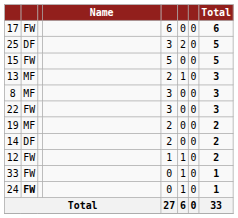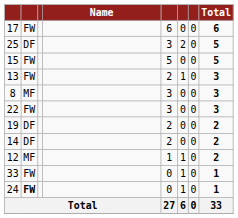(29, 77) MF -> (29, 77) FW
(29, 125) MF -> (29, 125) DF
(29, 157) FW -> (29, 157) MF
